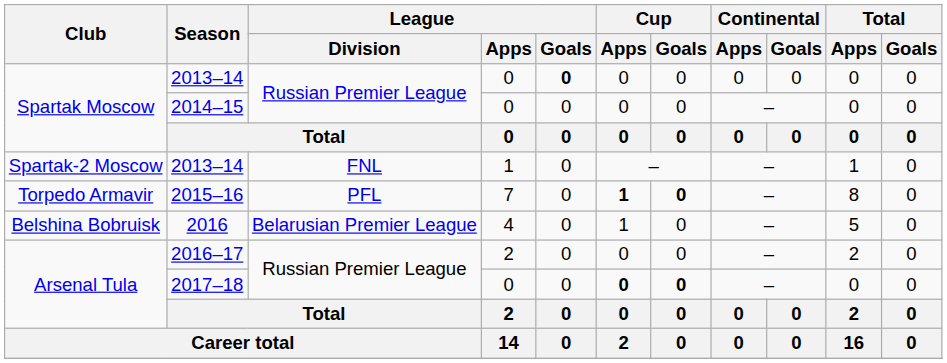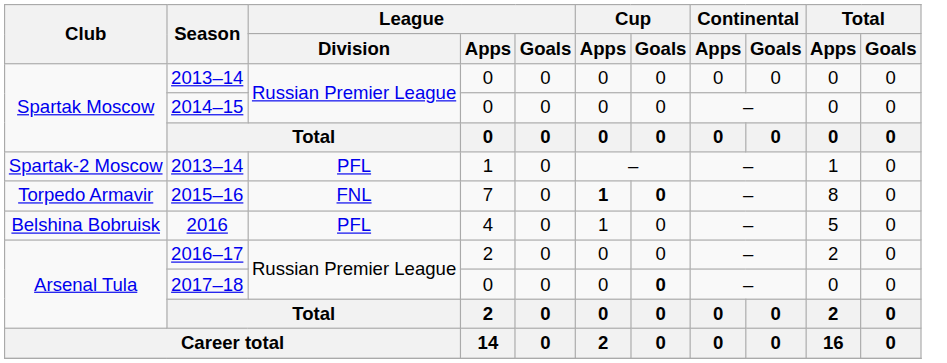(566, 78) bold -> (546, 78) normal
(364, 166) FNL -> (354, 166) PFL
(364, 195) PFL -> (354, 195) FNL
(364, 225) Belarusian Premier League -> (354, 225) PFL
(624, 284) bold -> (603, 284) normal
